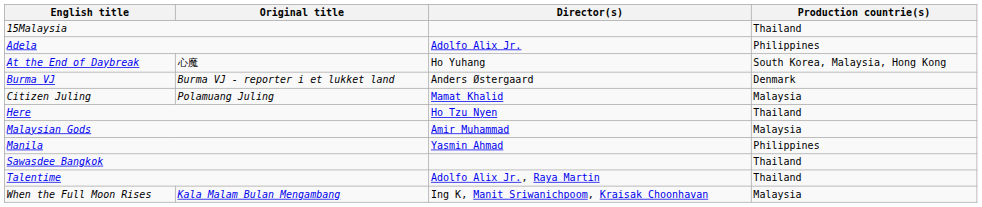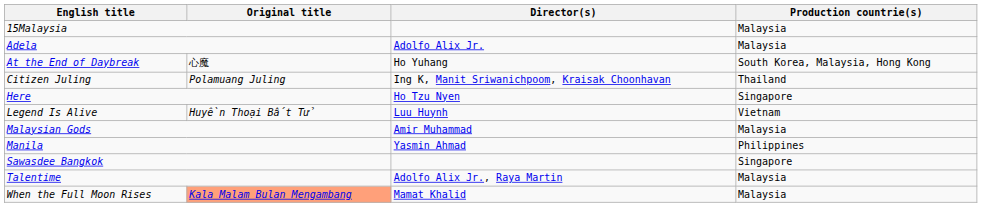(777, 29) Thailand -> (762, 29) Malaysia
(787, 45) Philippines -> (762, 45) Malaysia
- row: (31, 80)
(467, 96) Mamat Khalid -> (532, 80) Ing K, Manit Sriwanichpoom, Kraisak Choonhavan
(777, 96) Malaysia -> (762, 80) Thailand
(777, 113) Thailand -> (765, 96) Singapore
+ row: (52, 113)
(777, 162) Thailand -> (765, 162) Singapore
(777, 178) Thailand -> (762, 178) Malaysia
(259, 194) no background -> (271, 194) lightsalmon background
(570, 194) Ing K, Manit Sriwanichpoom, Kraisak Choonhavan -> (430, 194) Mamat Khalid
